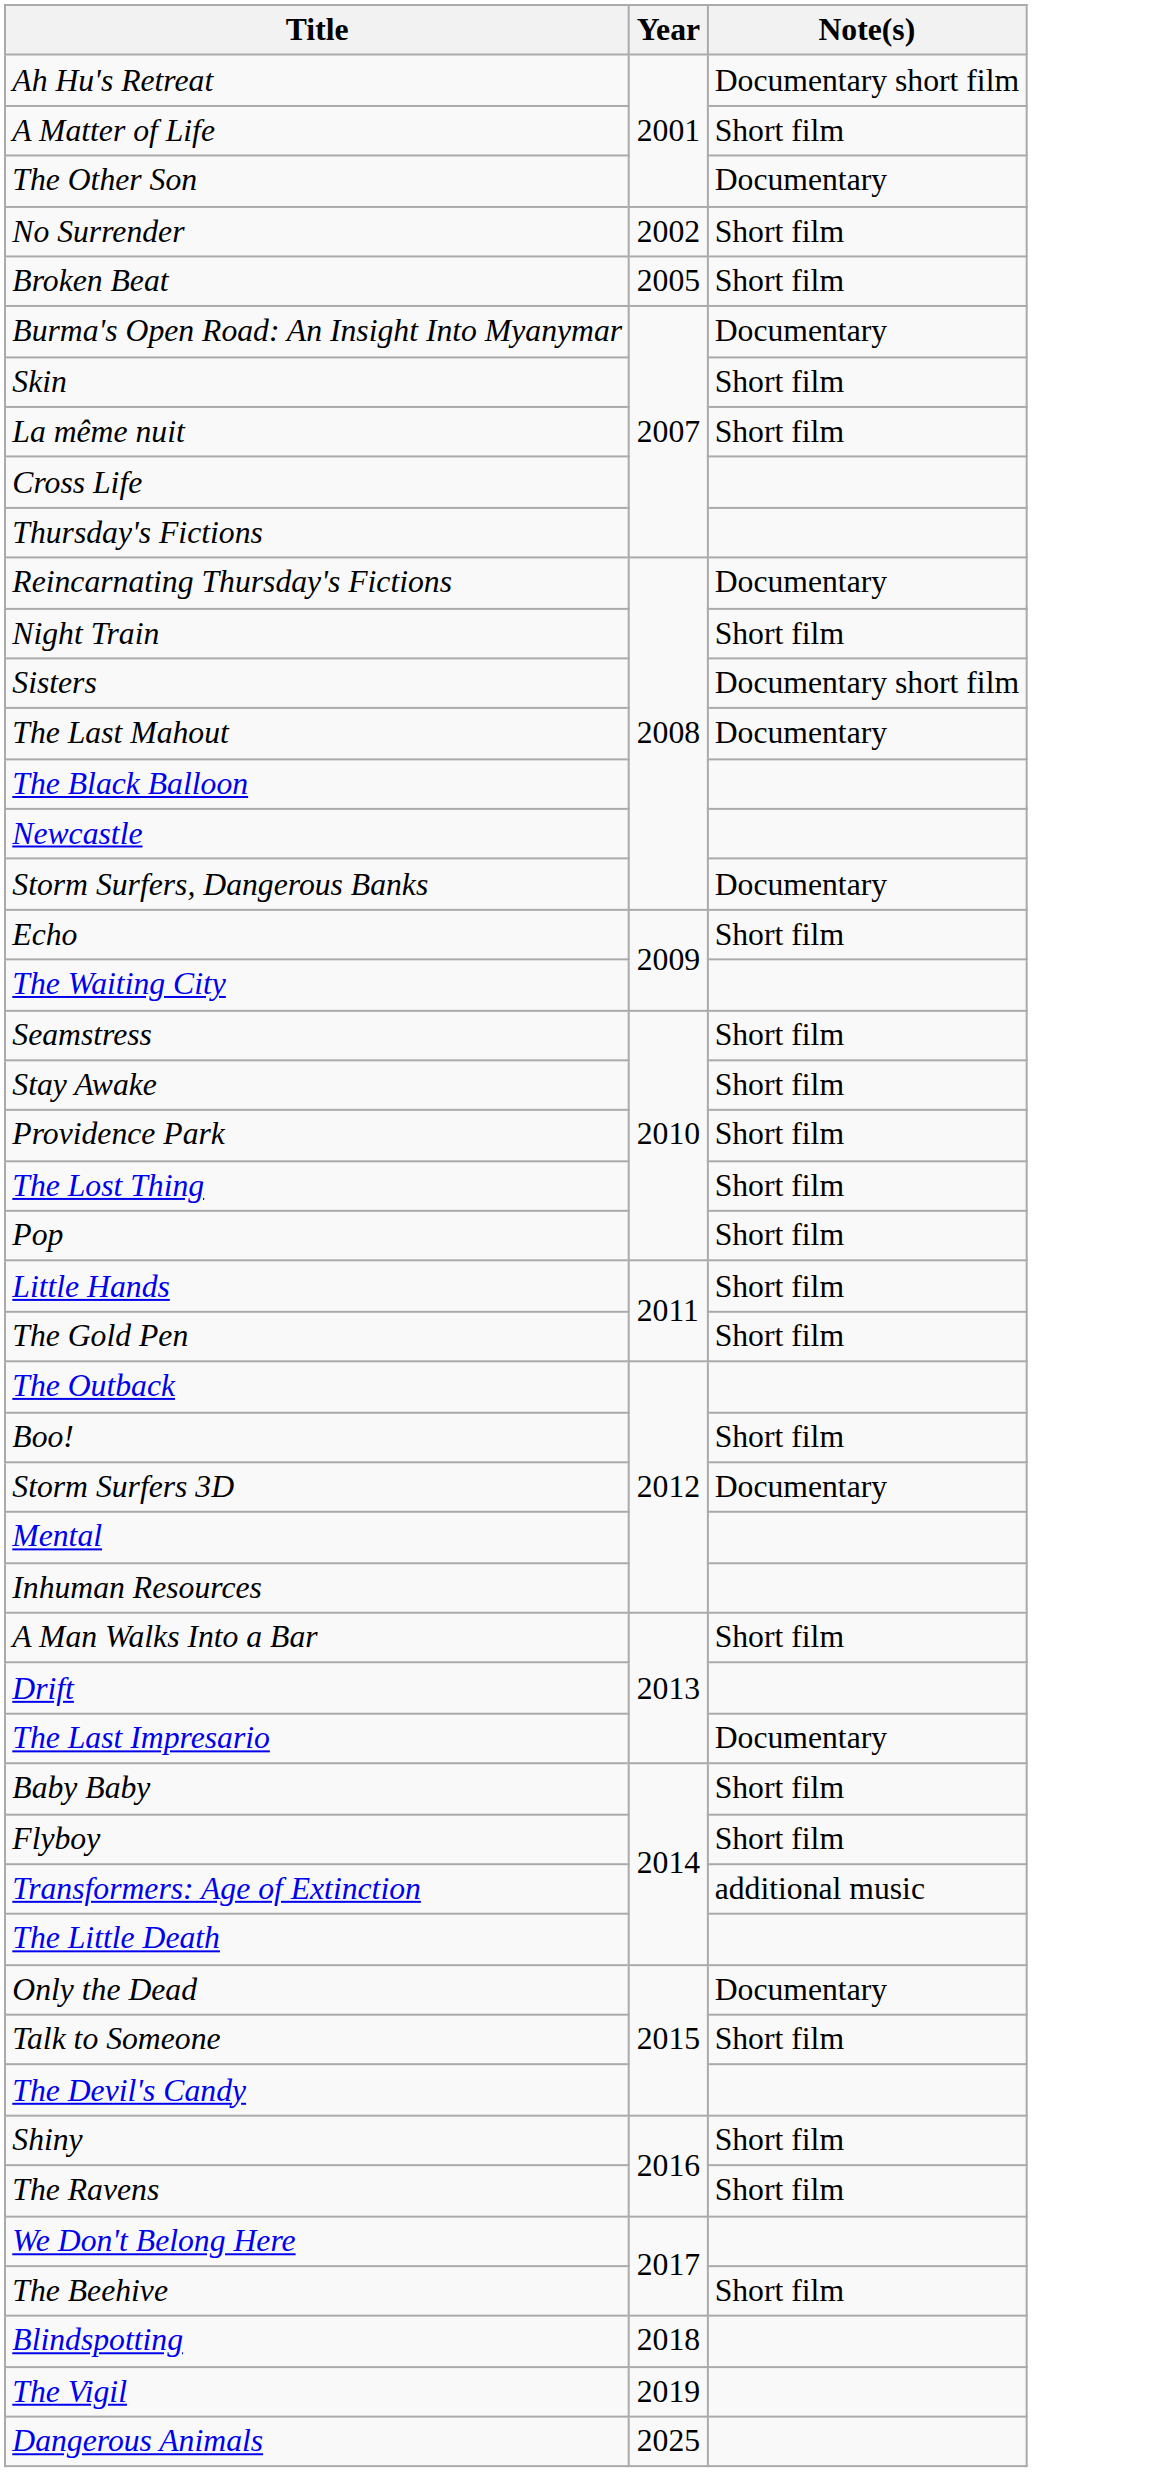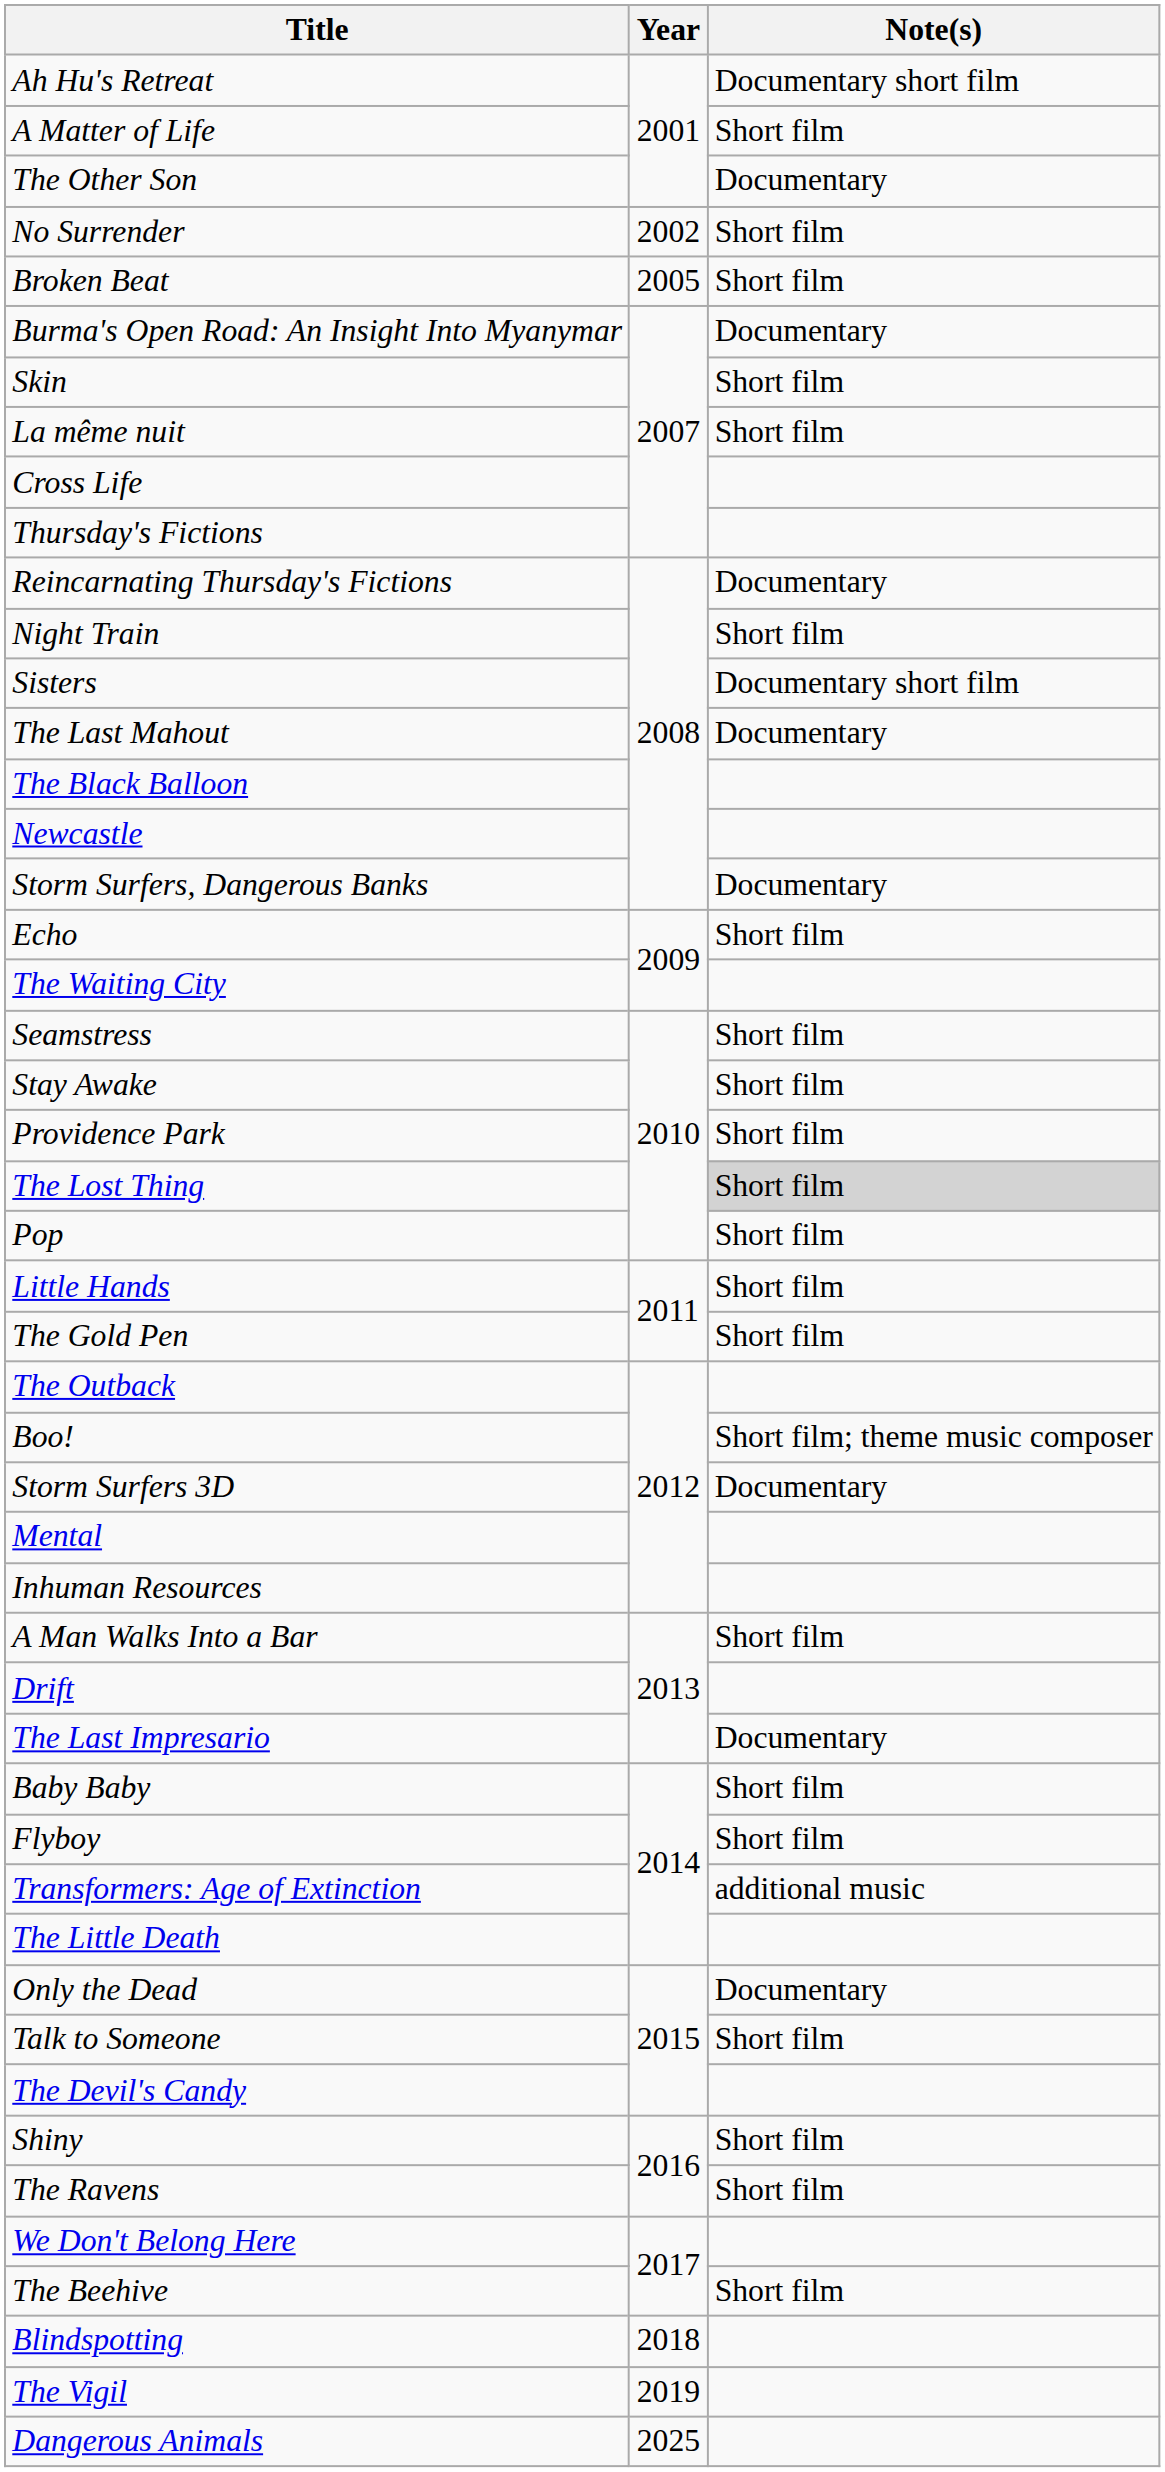(779, 1185) no background -> (779, 1185) lightgrey background
(779, 1436) Short film -> (934, 1436) Short film; theme music composer
